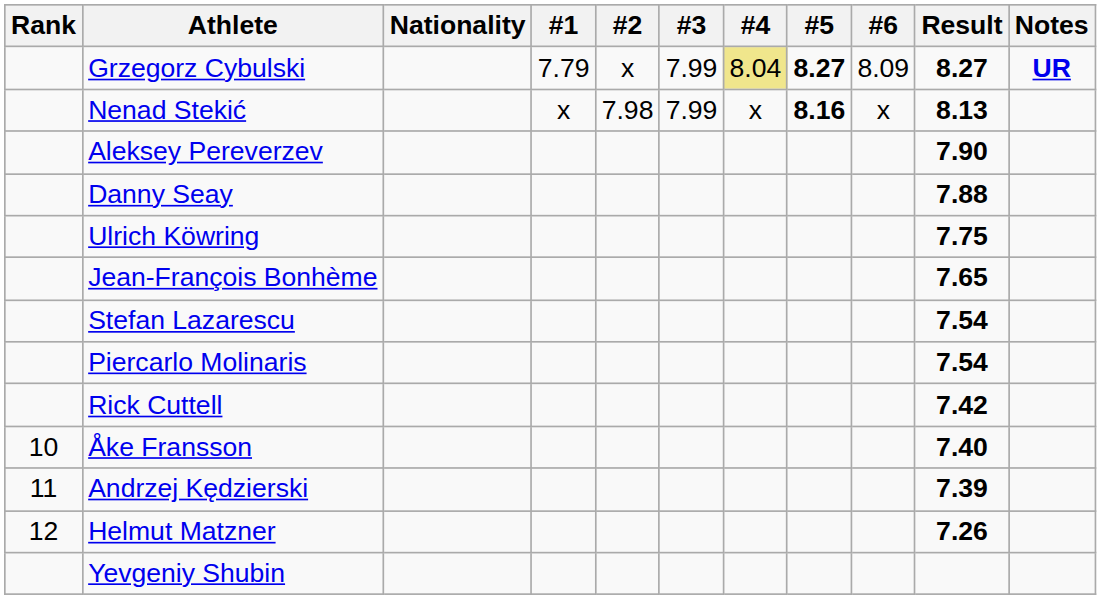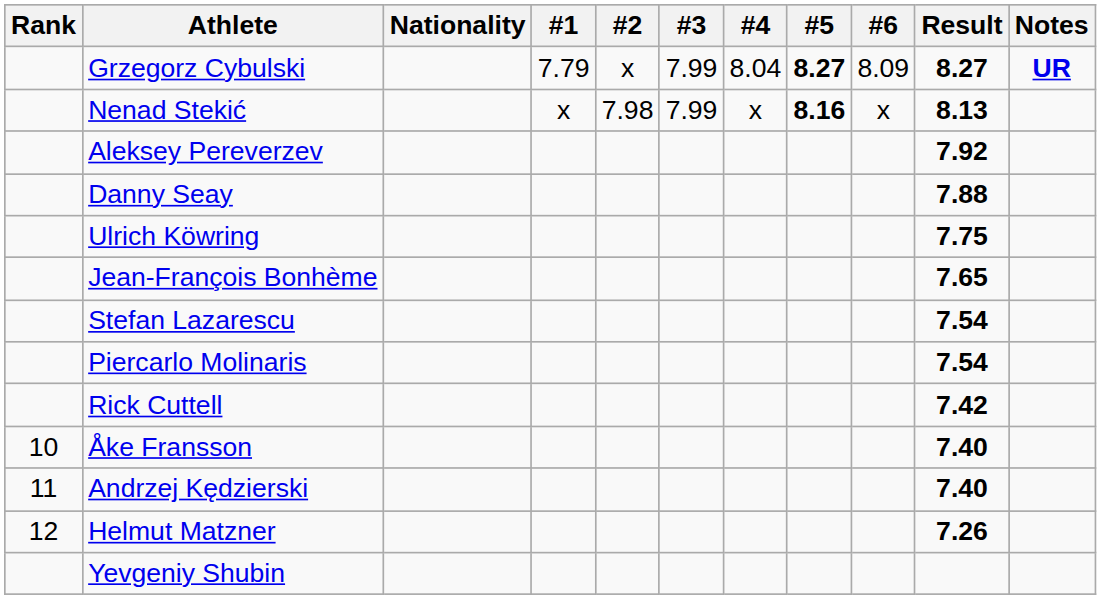(755, 67) khaki background -> (755, 67) no background
(962, 151) 7.90 -> (962, 151) 7.92
(962, 488) 7.39 -> (962, 488) 7.40
